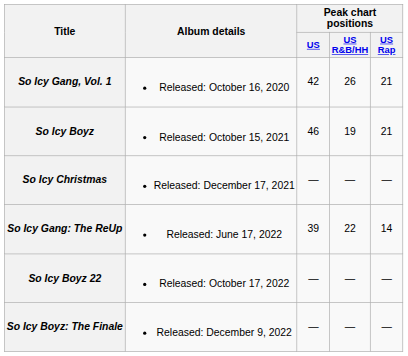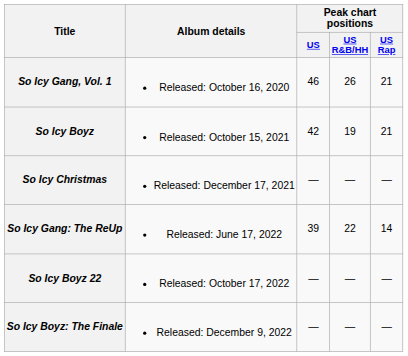(313, 82) 42 -> (313, 82) 46
(313, 131) 46 -> (313, 131) 42
